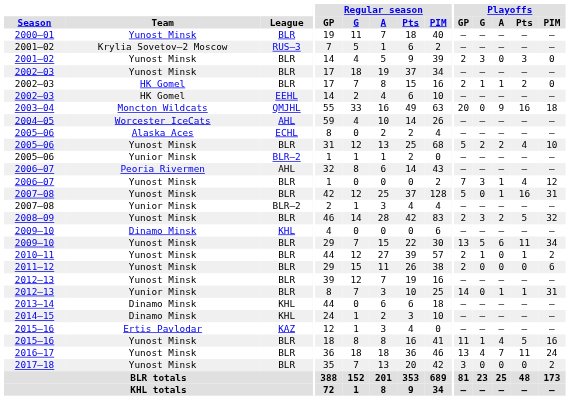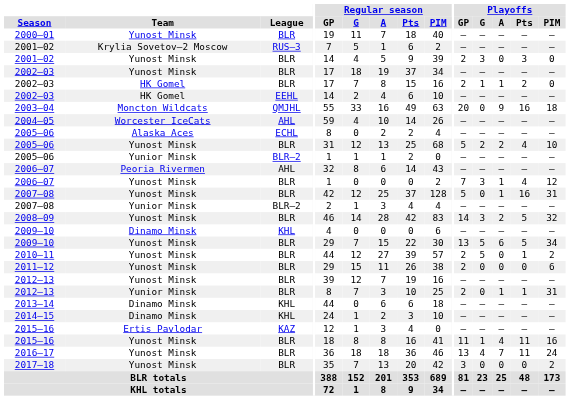(463, 218) 2 -> (463, 218) 14
(524, 243) 11 -> (524, 243) 5
(482, 255) 1 -> (482, 255) 5
(463, 292) 14 -> (463, 292) 2
(524, 341) 5 -> (524, 341) 11
